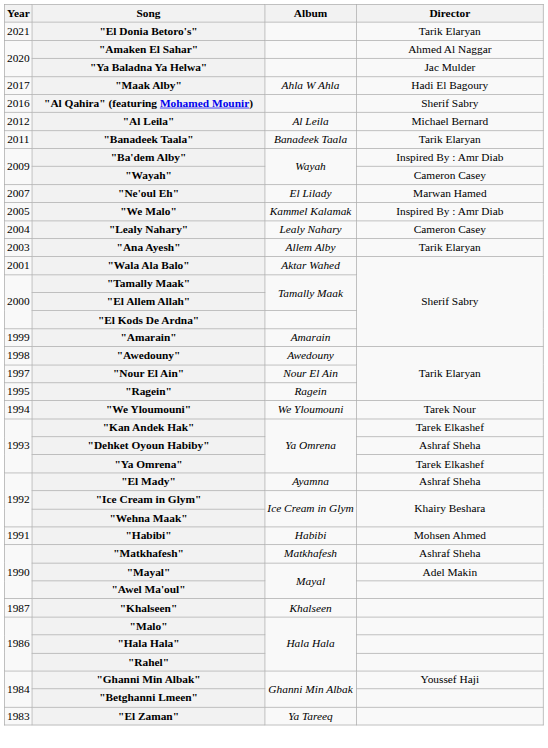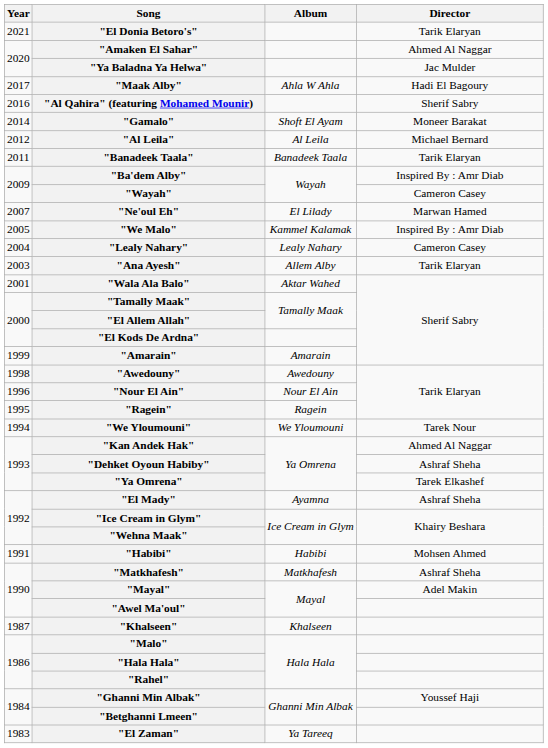+ row: (149, 121)
(18, 373) 1997 -> (18, 391) 1996
(450, 427) Tarek Elkashef -> (450, 445) Ahmed Al Naggar
